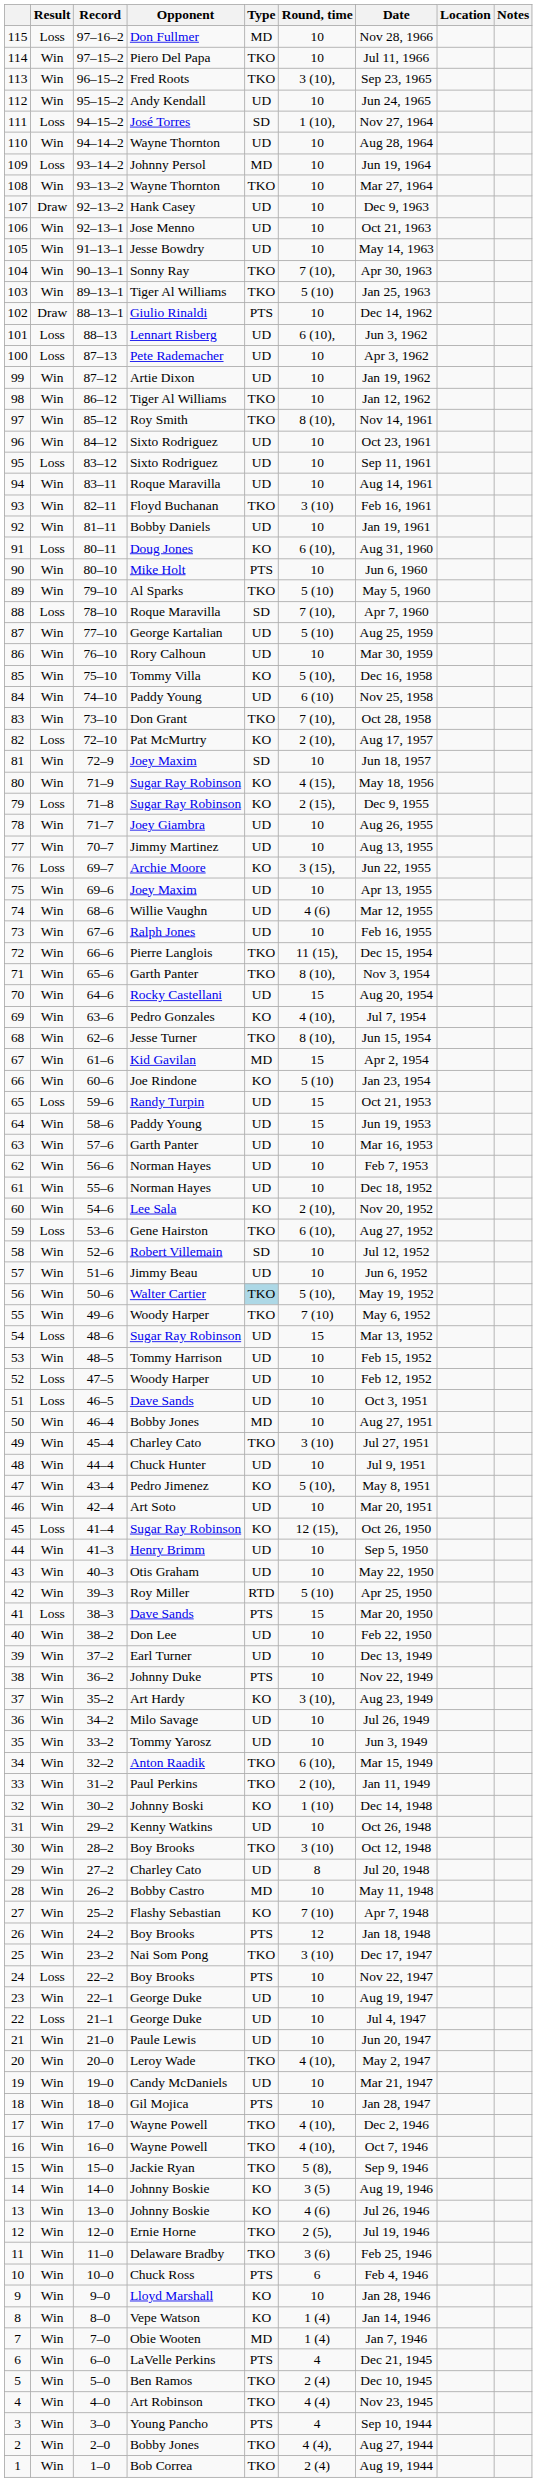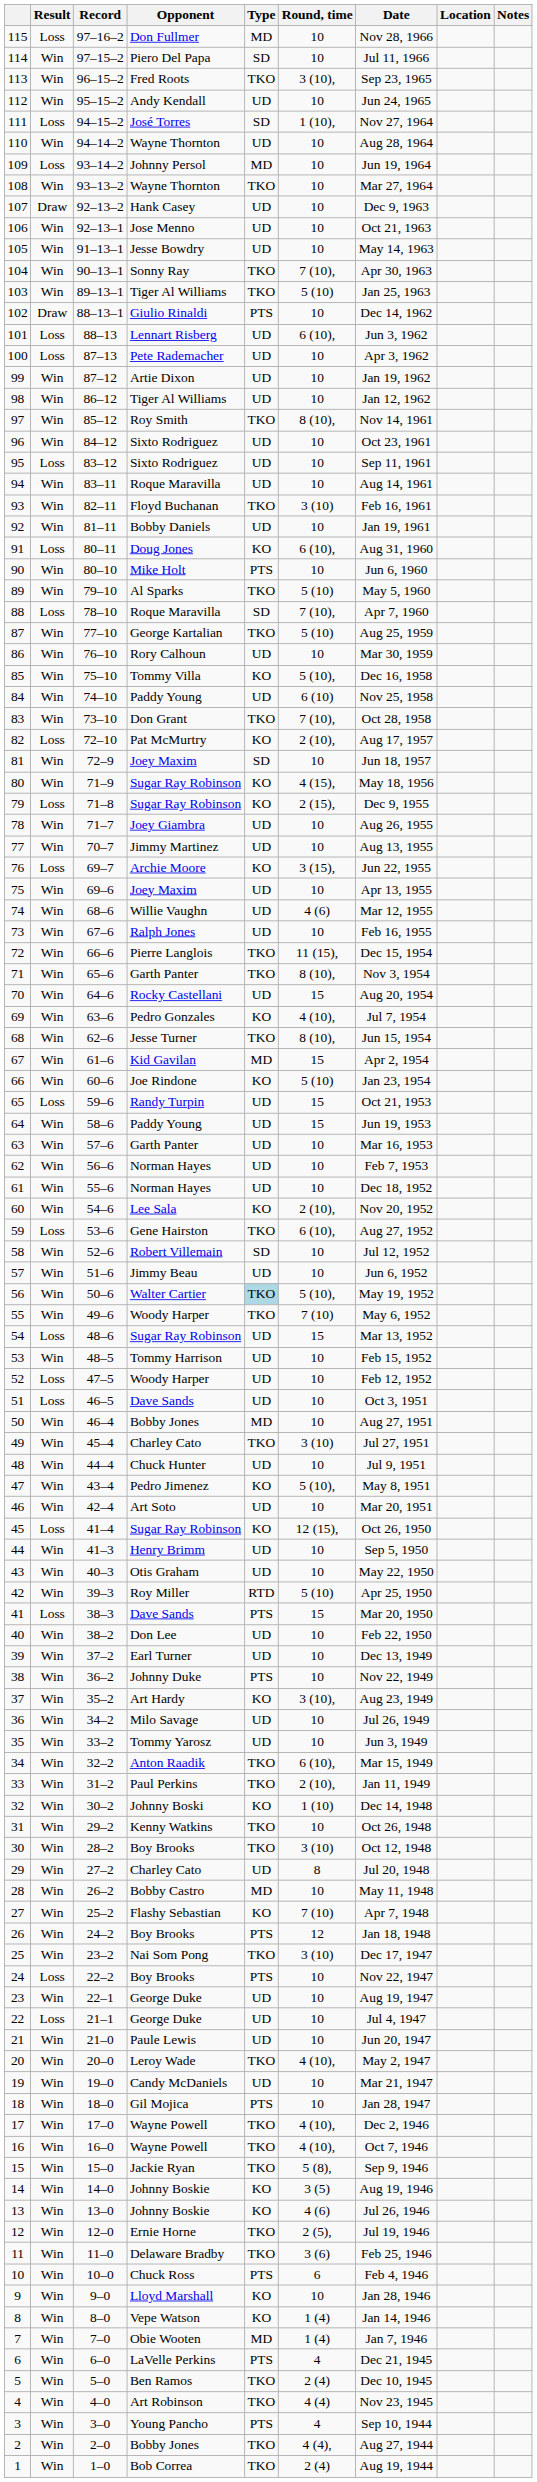(261, 57) TKO -> (261, 57) SD
(261, 398) TKO -> (261, 398) UD
(261, 633) UD -> (261, 633) TKO
(261, 1826) UD -> (261, 1826) TKO
